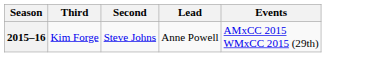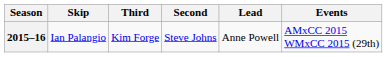+ column: (78, 13)
